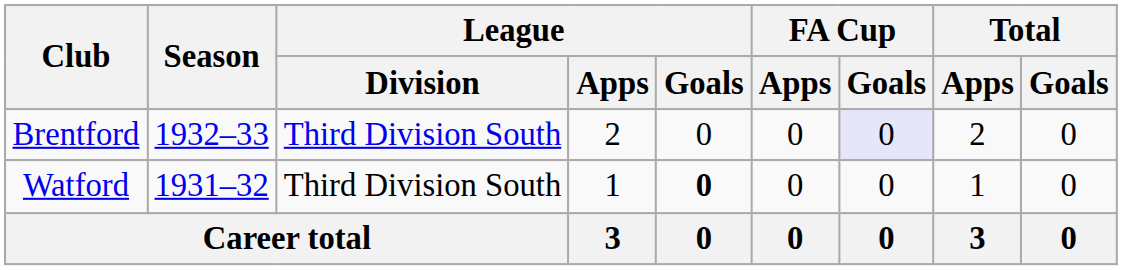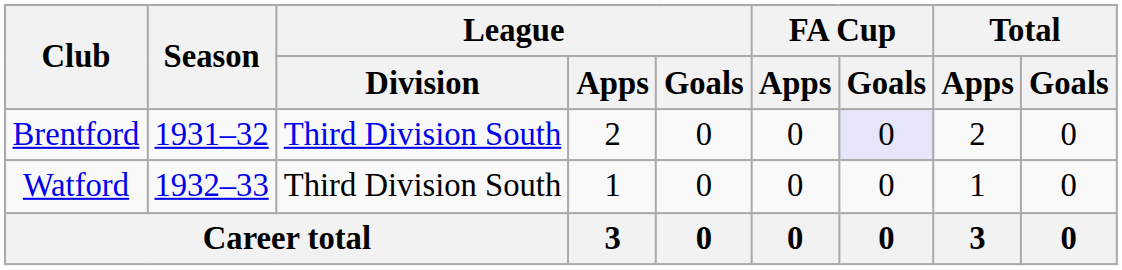(212, 133) 1932–33 -> (212, 133) 1931–32
(212, 185) 1931–32 -> (212, 185) 1932–33
(704, 185) bold -> (704, 185) normal
